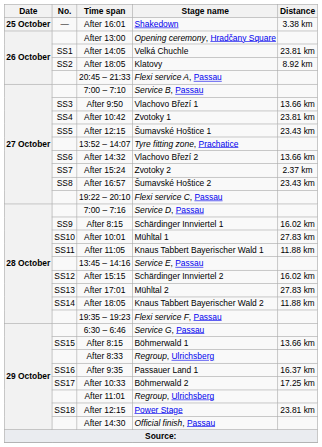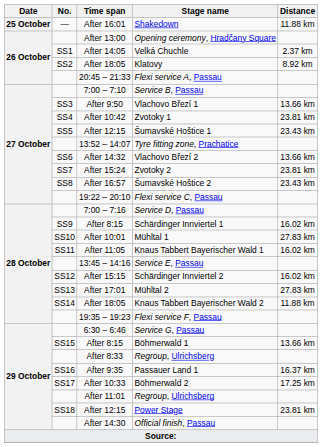(298, 24) 3.38 km -> (298, 24) 11.88 km
(298, 50) 23.81 km -> (298, 50) 2.37 km
(298, 170) 2.37 km -> (298, 170) 23.81 km
(298, 250) 11.88 km -> (298, 250) 16.02 km
